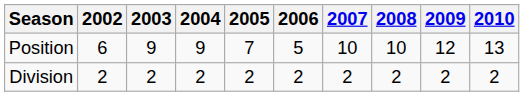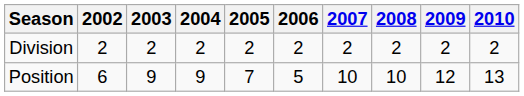rows swapped: (41, 76) <-> (41, 47)
